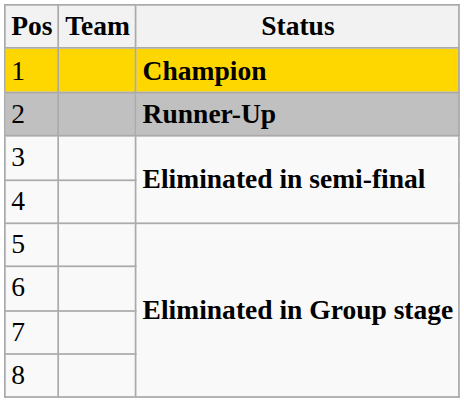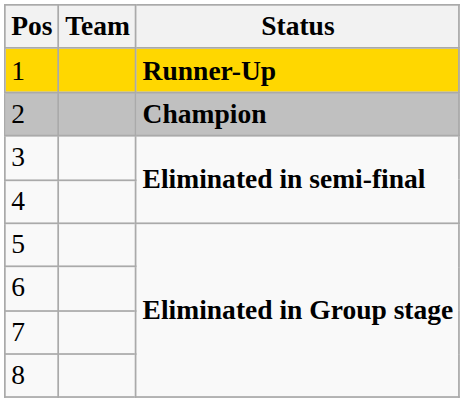(205, 69) Champion -> (209, 69) Runner-Up
(209, 113) Runner-Up -> (205, 113) Champion
